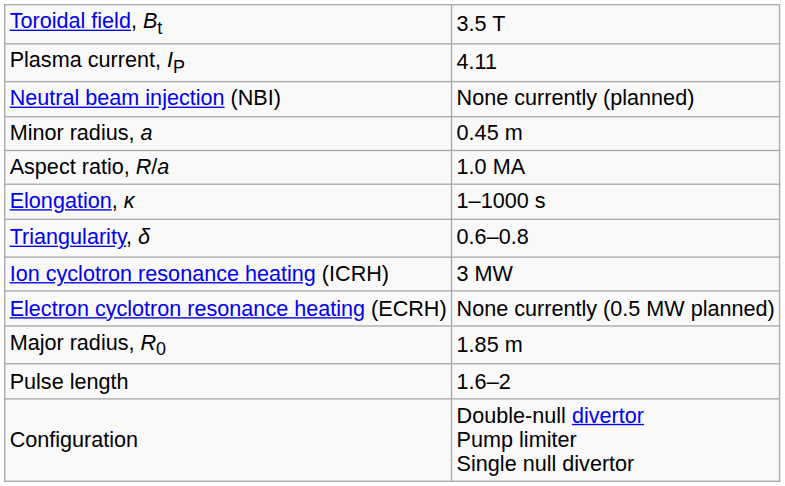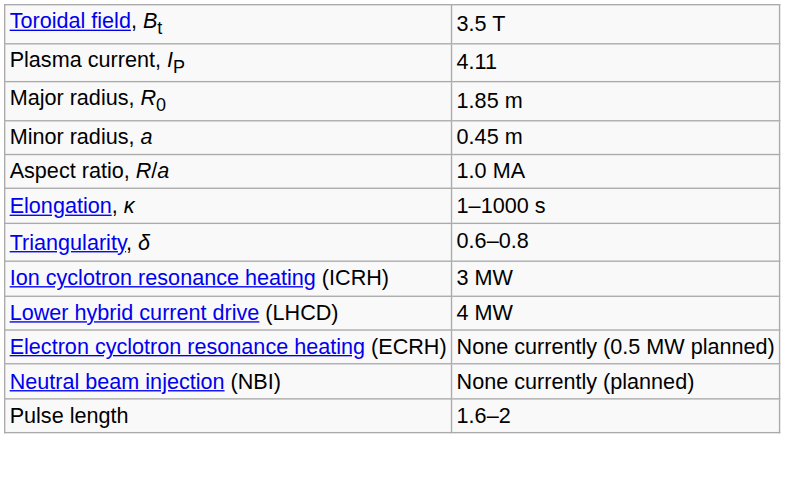rows swapped: (88, 345) <-> (145, 98)
+ row: (174, 312)
- row: (74, 439)
